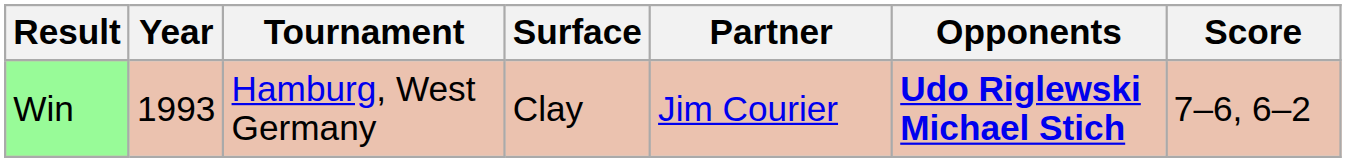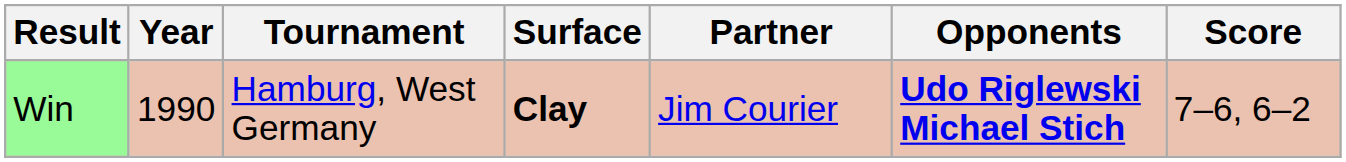(176, 108) 1993 -> (176, 108) 1990
(548, 108) normal -> (550, 108) bold
